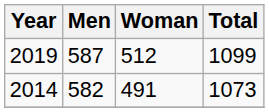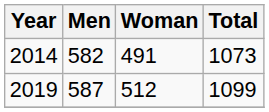rows swapped: (34, 90) <-> (34, 55)
